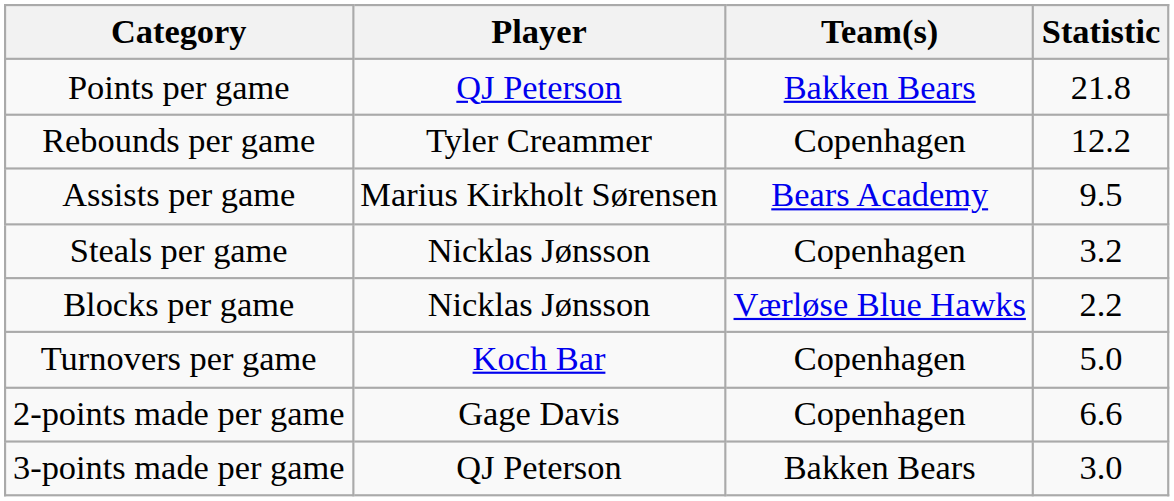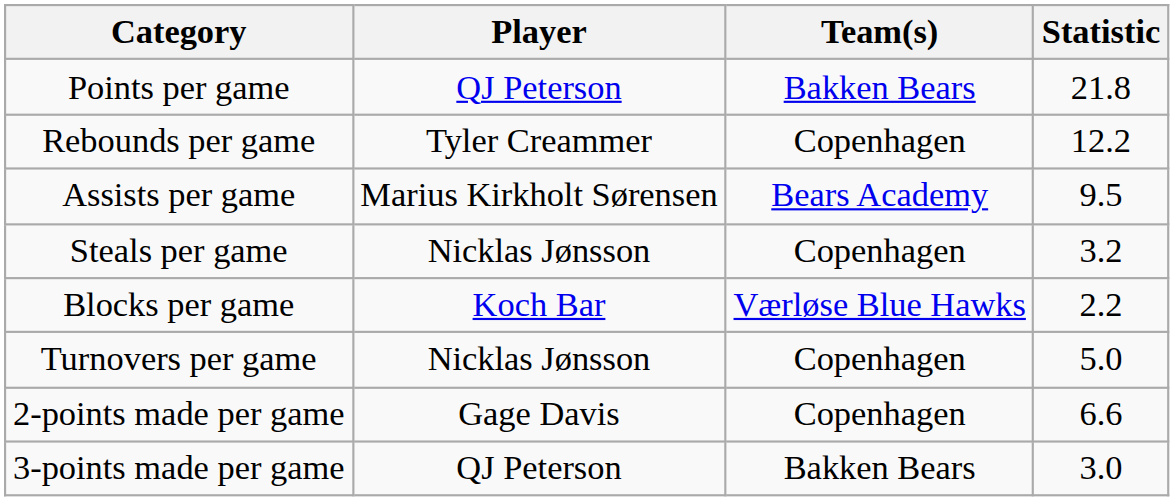(539, 304) Nicklas Jønsson -> (539, 304) Koch Bar
(539, 359) Koch Bar -> (539, 359) Nicklas Jønsson
